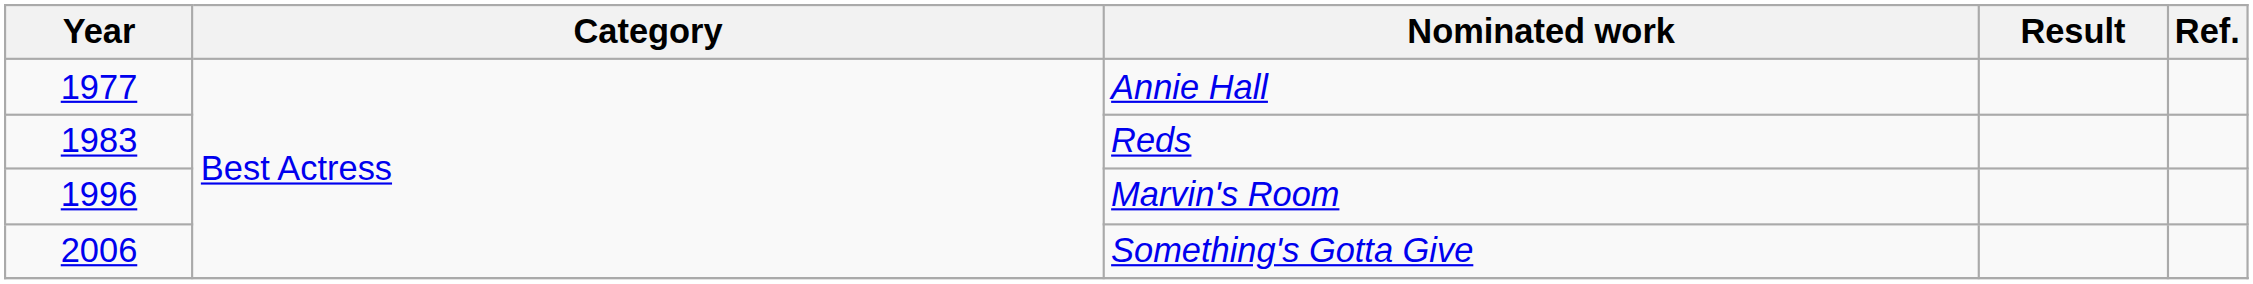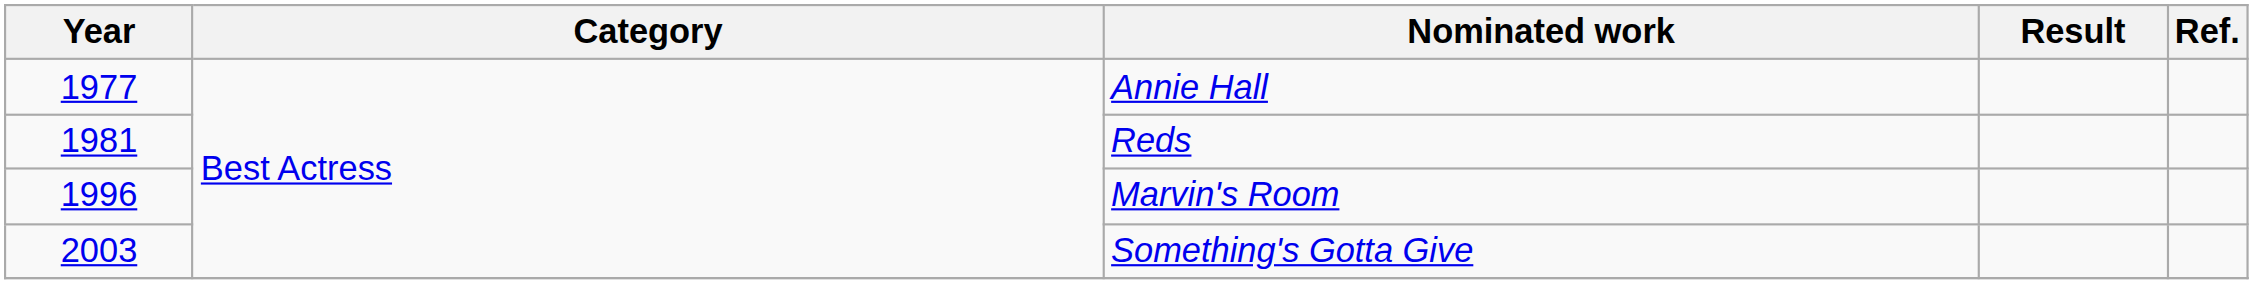(99, 140) 1983 -> (99, 140) 1981
(99, 250) 2006 -> (99, 250) 2003
